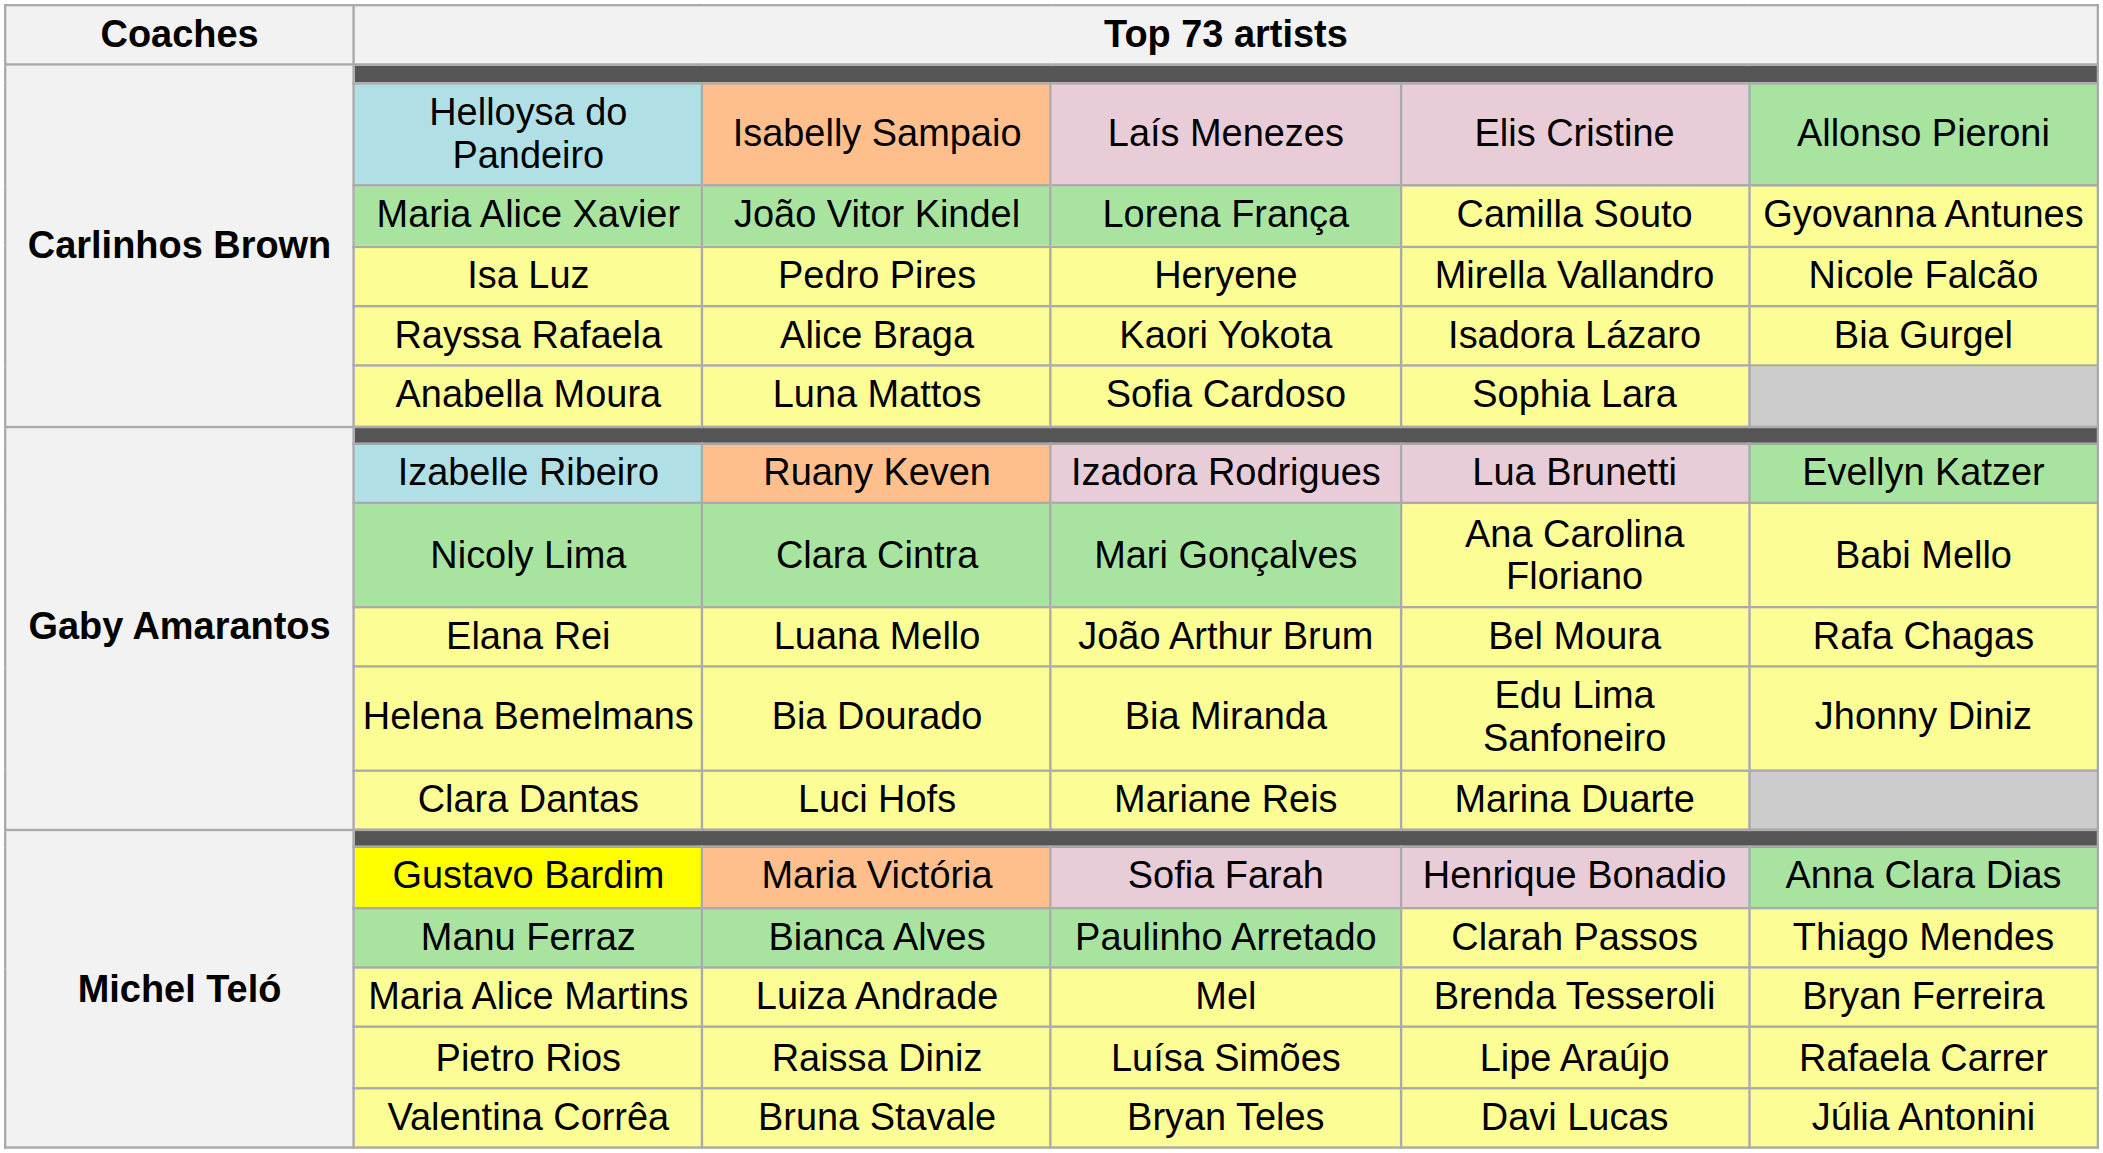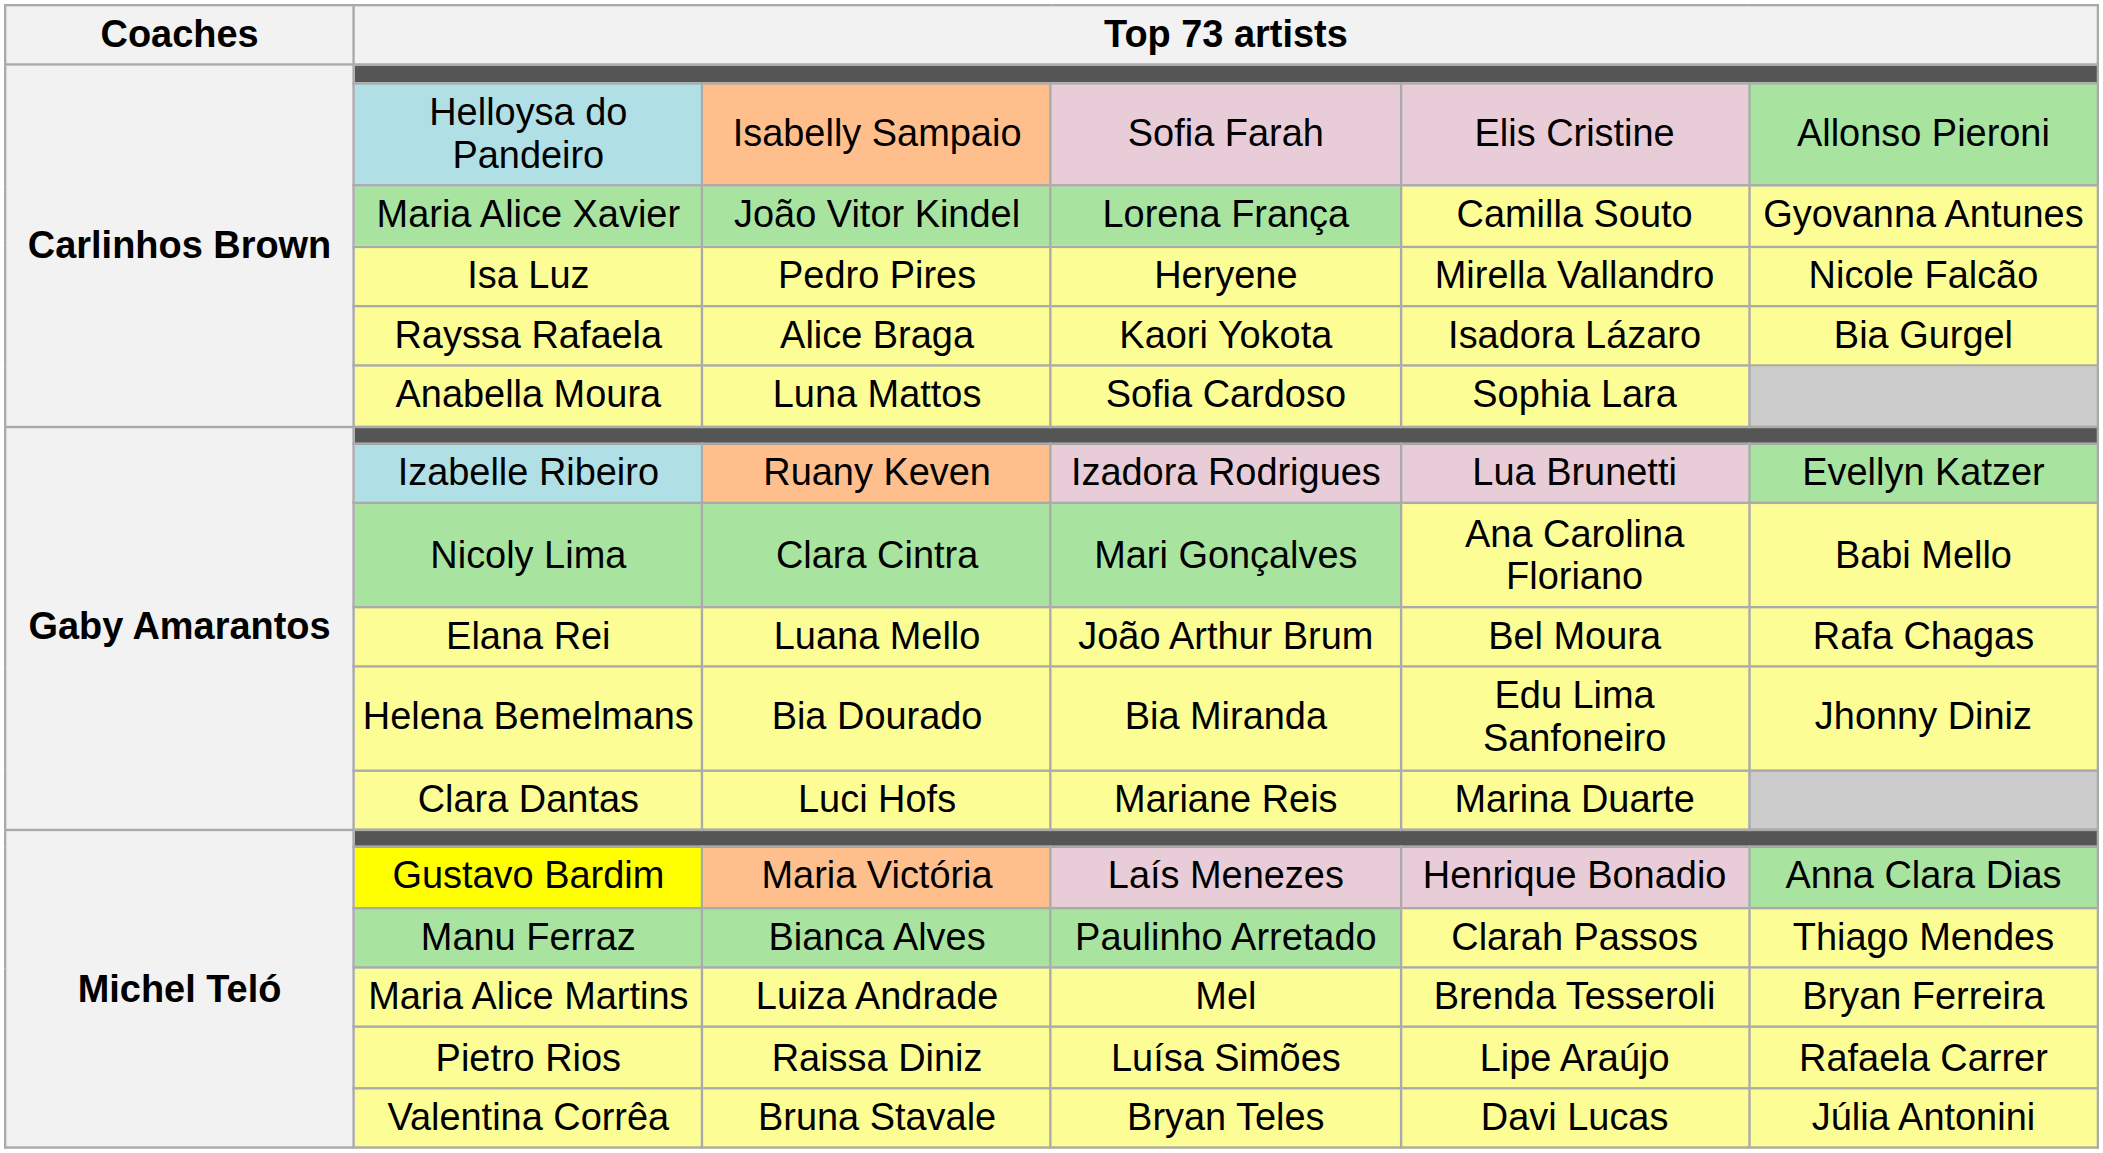(1226, 133) Laís Menezes -> (1226, 133) Sofia Farah
(1226, 876) Sofia Farah -> (1226, 876) Laís Menezes
